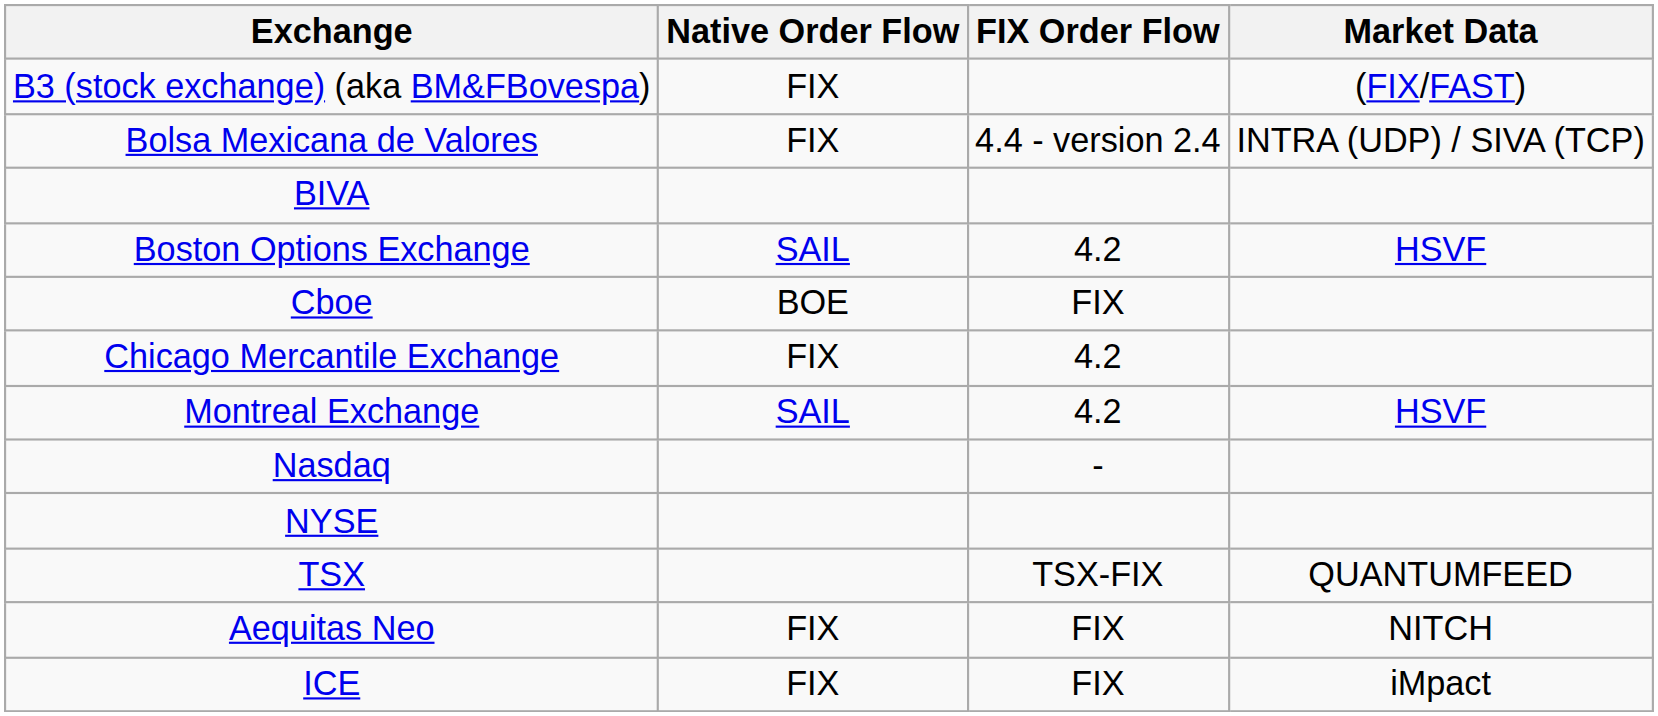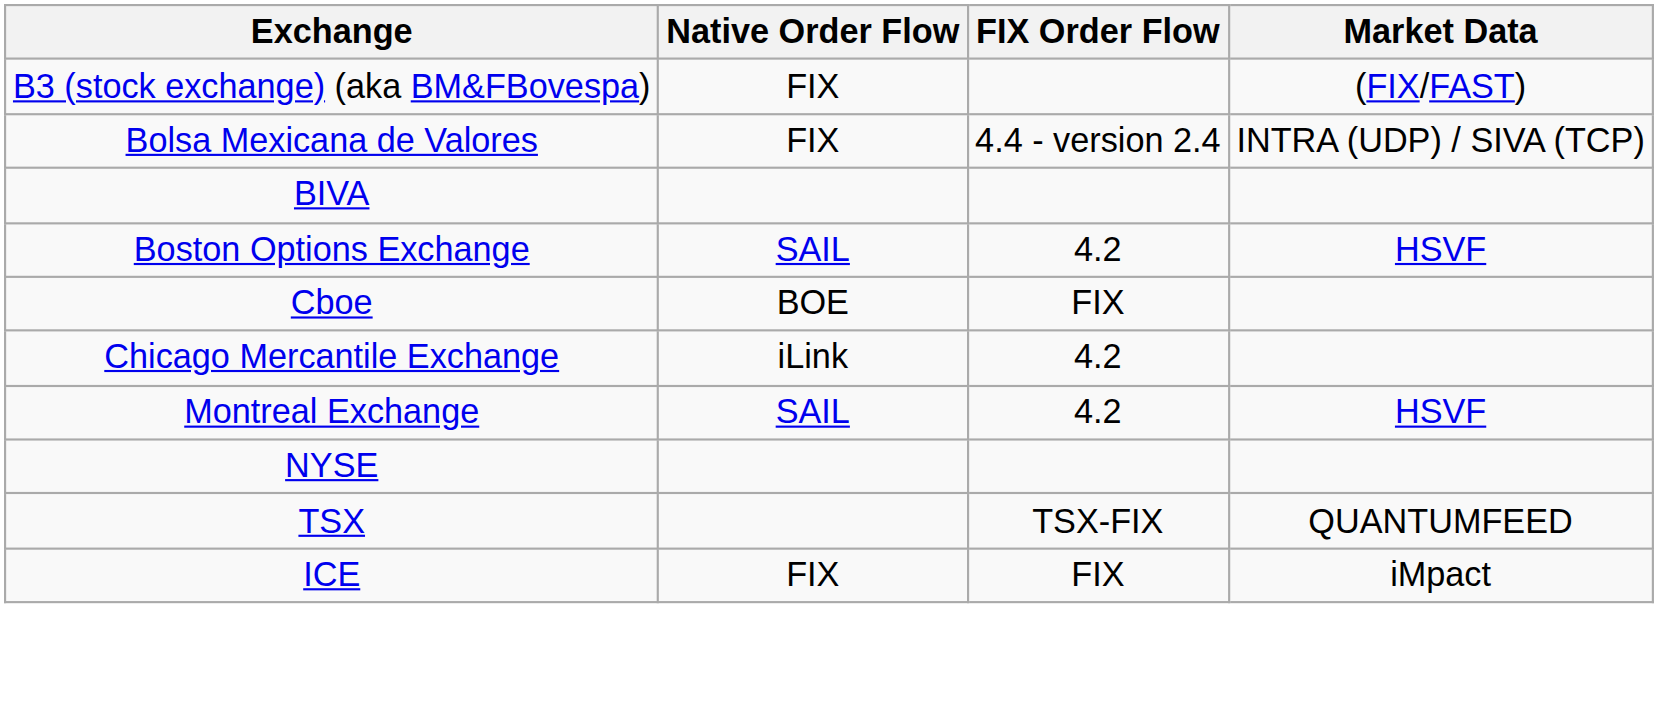(813, 357) FIX -> (813, 357) iLink
- row: (332, 466)
- row: (332, 628)
